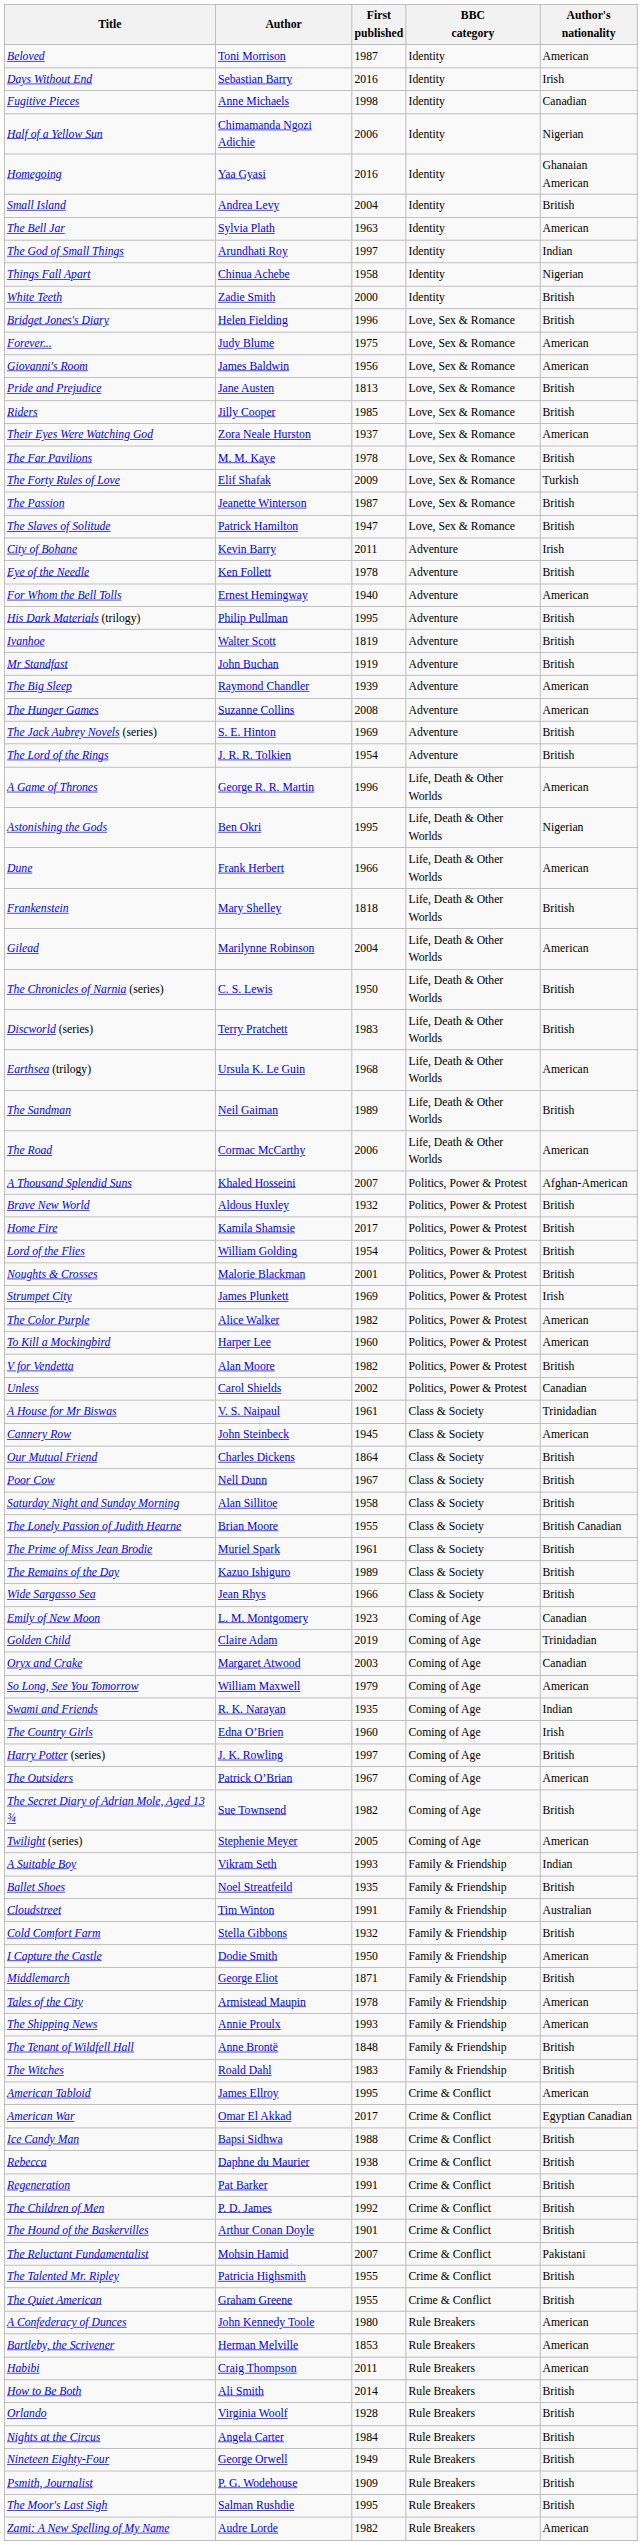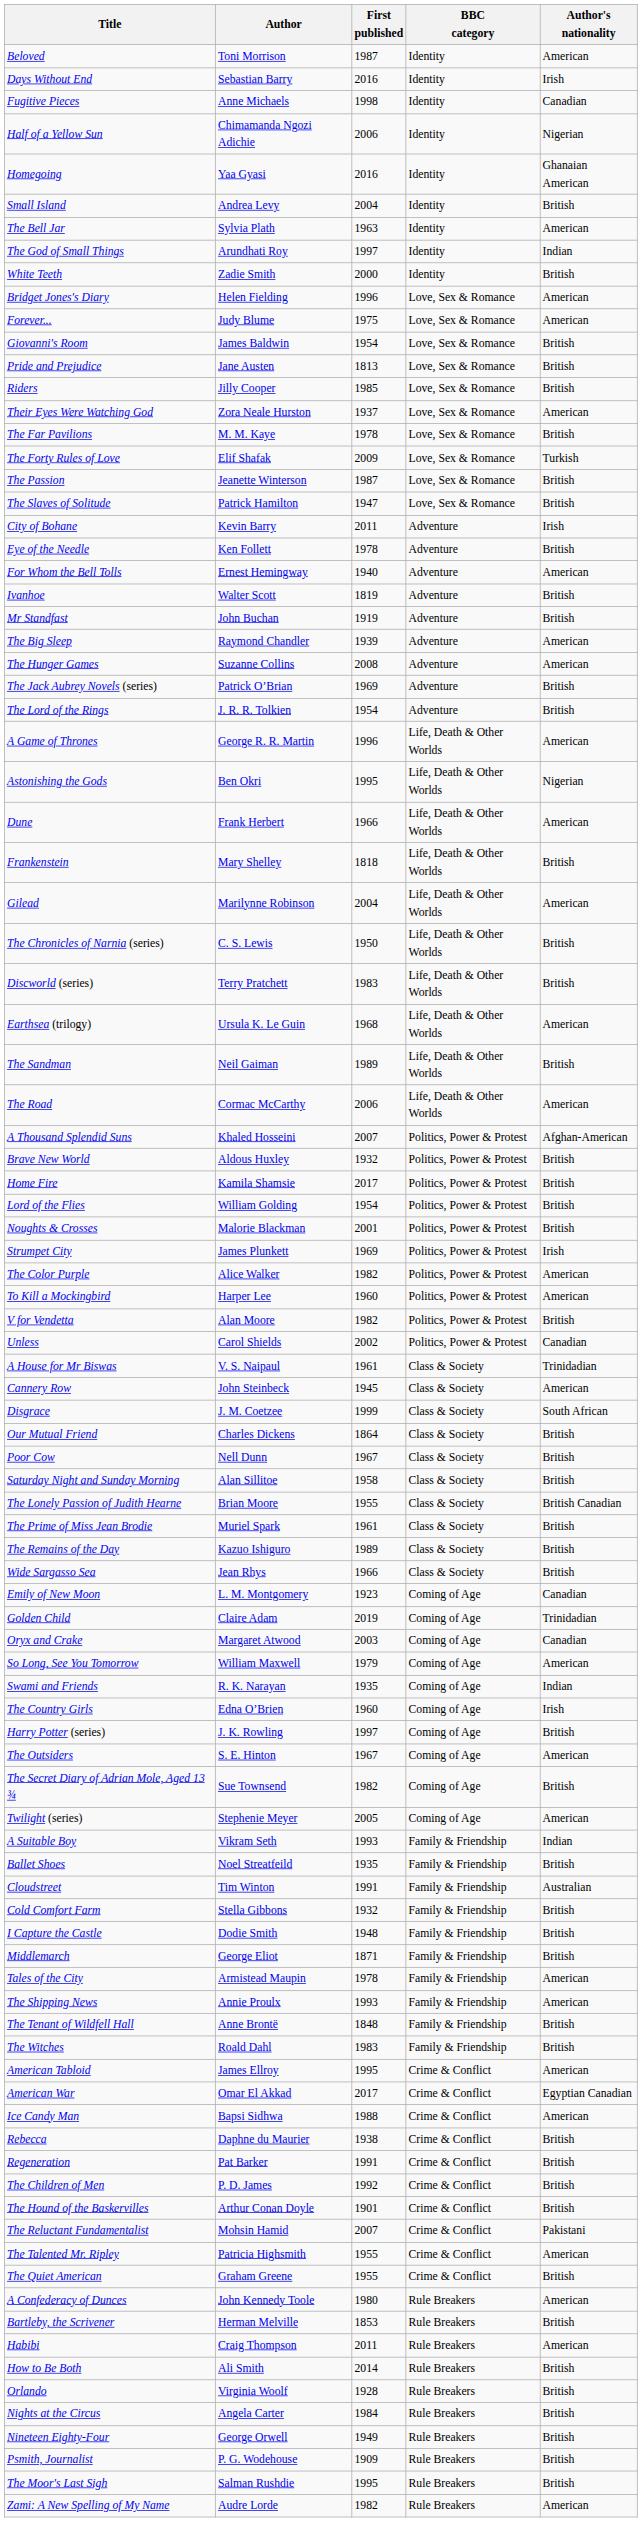- row: (49, 274)
(558, 320) British -> (566, 297) American
(366, 366) 1956 -> (366, 343) 1954
(566, 366) American -> (558, 343) British
- row: (74, 618)
(247, 732) S. E. Hinton -> (255, 686) Patrick O’Brian
+ row: (28, 1411)
(255, 1778) Patrick O’Brian -> (247, 1755) S. E. Hinton
(366, 1956) 1950 -> (366, 1933) 1948
(566, 1956) American -> (558, 1933) British
(558, 2139) British -> (566, 2116) American
(558, 2276) British -> (566, 2253) American
(566, 2345) American -> (558, 2322) British
